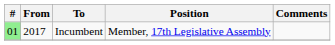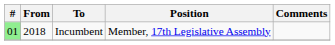(34, 31) 2017 -> (34, 31) 2018
